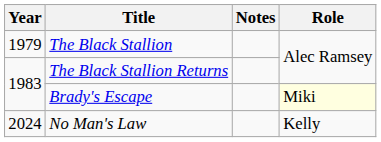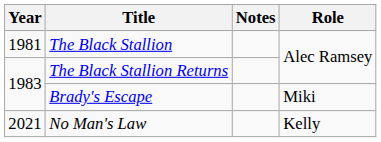(25, 44) 1979 -> (25, 44) 1981
(299, 96) lightyellow background -> (299, 96) no background
(25, 123) 2024 -> (25, 123) 2021
